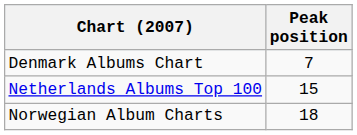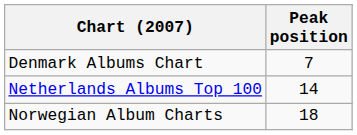(309, 90) 15 -> (309, 90) 14
